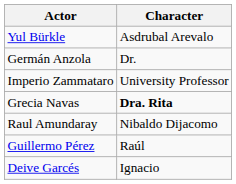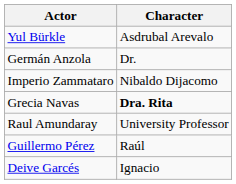(174, 81) University Professor -> (169, 81) Nibaldo Dijacomo
(169, 124) Nibaldo Dijacomo -> (174, 124) University Professor
